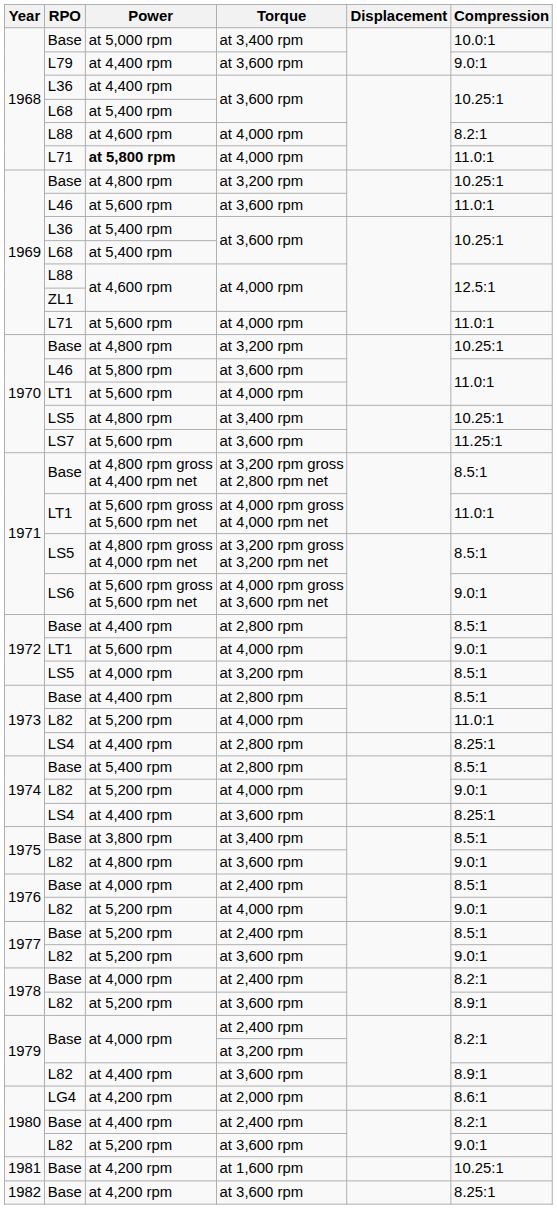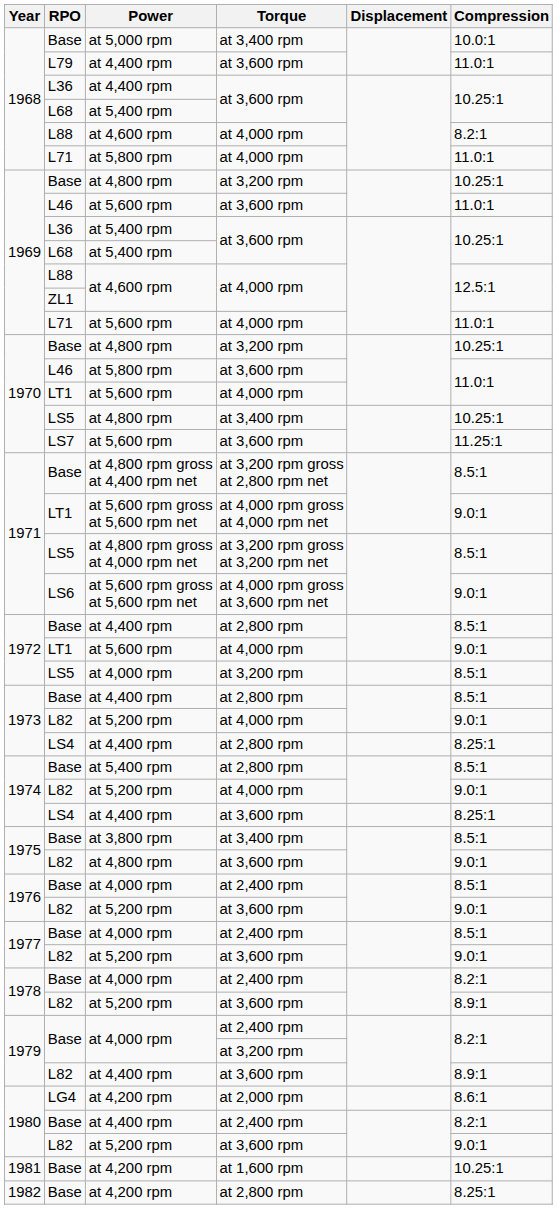(471, 63) 9.0:1 -> (474, 63) 11.0:1
(132, 157) bold -> (130, 157) normal
(474, 513) 11.0:1 -> (471, 513) 9.0:1
(474, 720) 11.0:1 -> (471, 720) 9.0:1
(261, 909) at 4,000 rpm -> (261, 909) at 3,600 rpm
(130, 932) at 5,200 rpm -> (130, 932) at 4,000 rpm
(261, 1192) at 3,600 rpm -> (261, 1192) at 2,800 rpm
